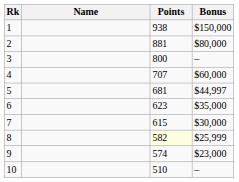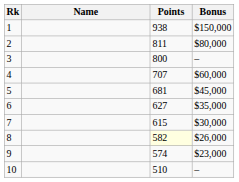(160, 43) 881 -> (160, 43) 811
(210, 91) $44,997 -> (210, 91) $45,000
(160, 106) 623 -> (160, 106) 627
(210, 138) $25,999 -> (210, 138) $26,000
